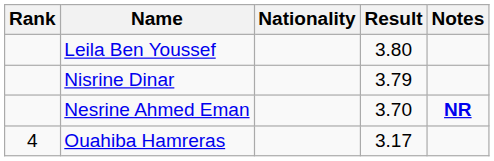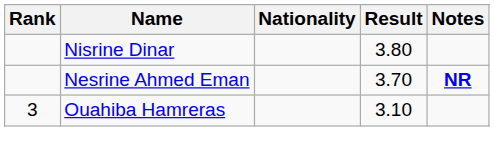- row: (140, 49)
(394, 79) 3.79 -> (394, 49) 3.80
(32, 140) 4 -> (32, 110) 3
(394, 140) 3.17 -> (394, 110) 3.10
